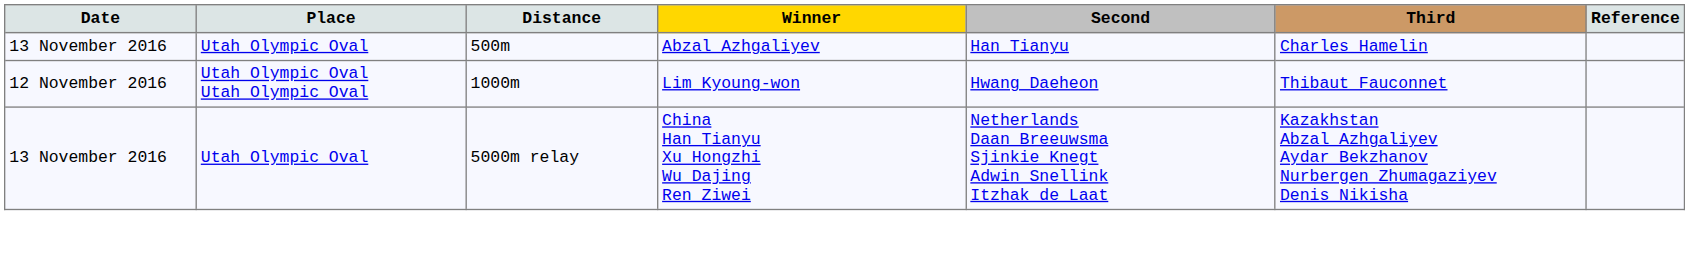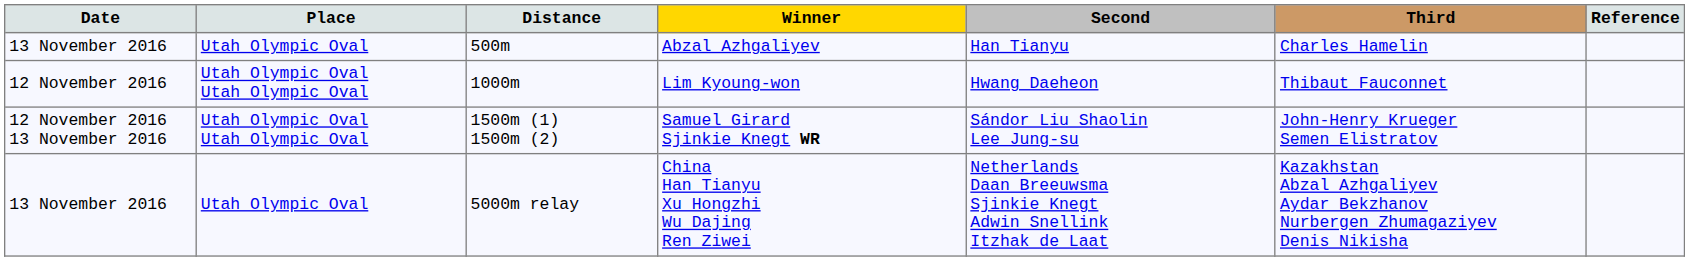+ row: (515, 130)
